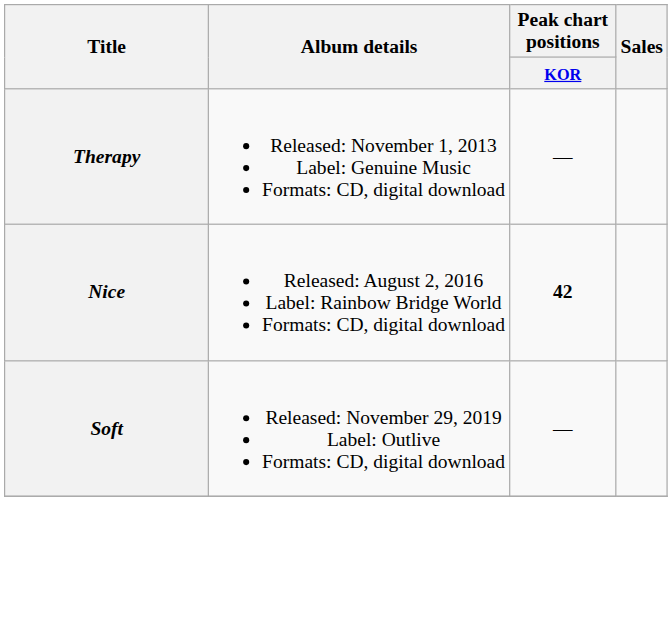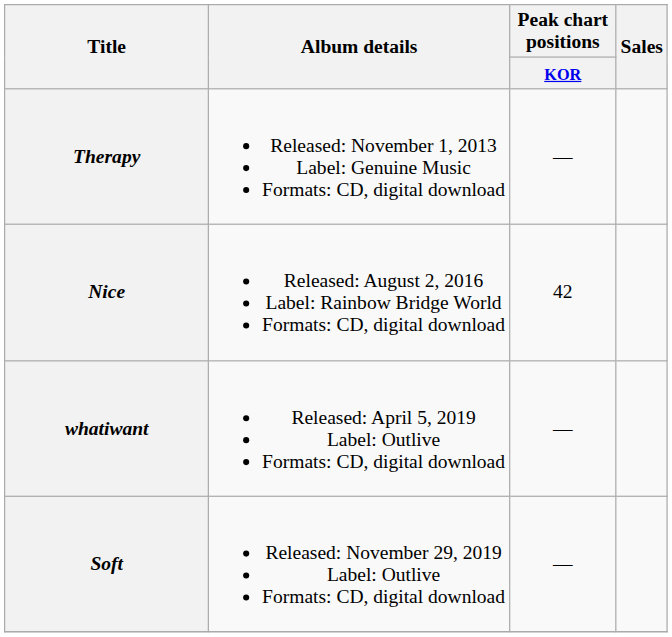(563, 292) bold -> (563, 292) normal
+ row: (107, 428)
